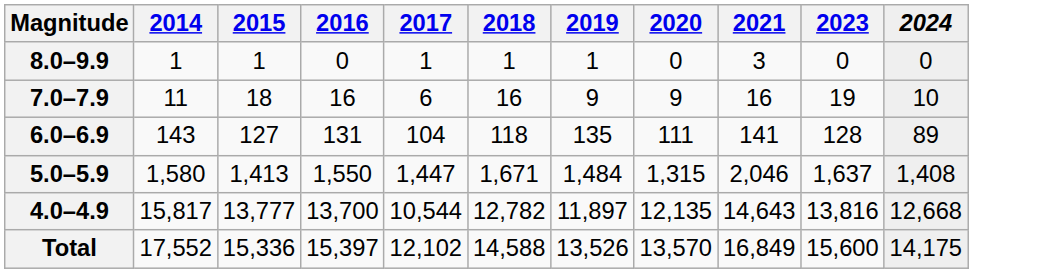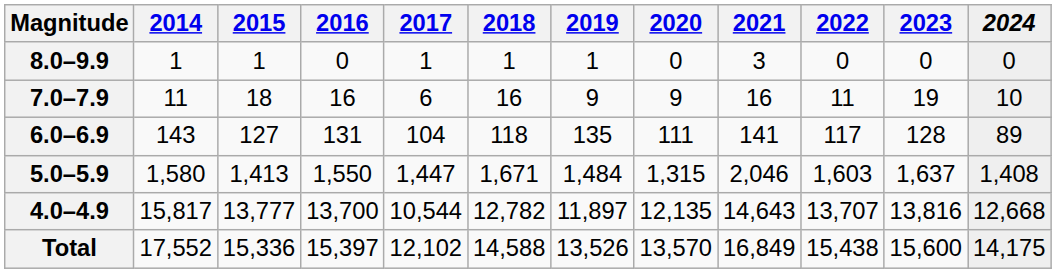+ column: (842, 23)
